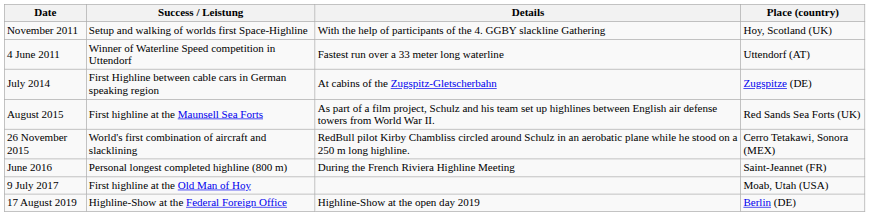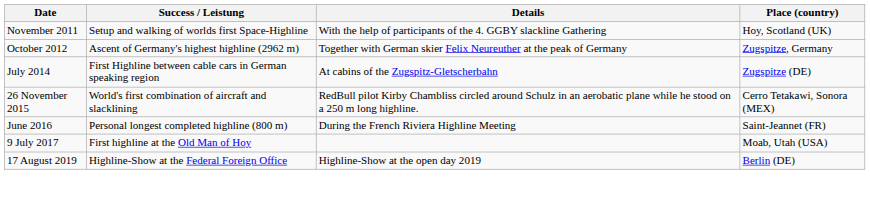- row: (33, 54)
+ row: (37, 48)
- row: (35, 114)
